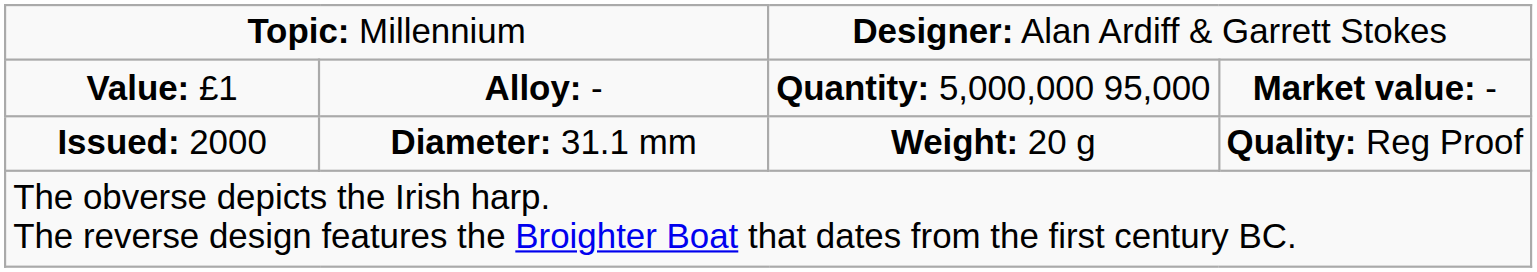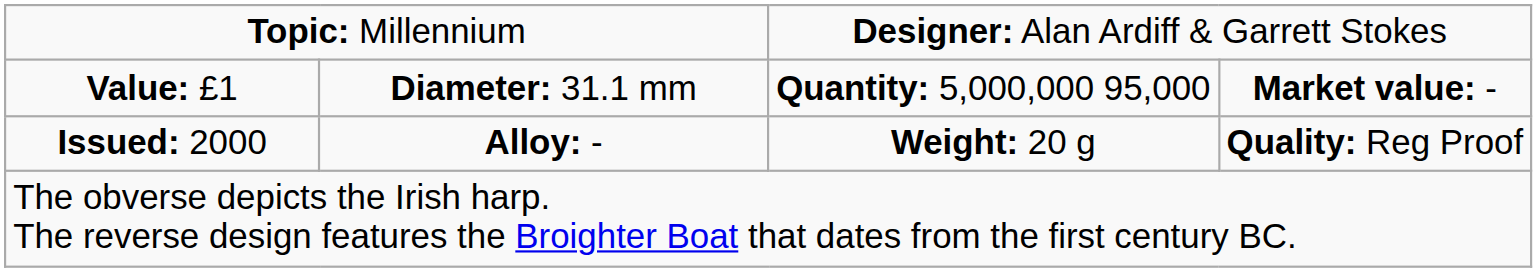(544, 87) Alloy: - -> (544, 87) Diameter: 31.1 mm
(544, 142) Diameter: 31.1 mm -> (544, 142) Alloy: -
